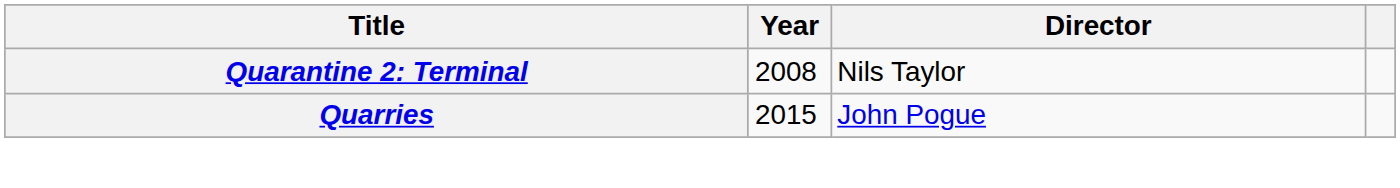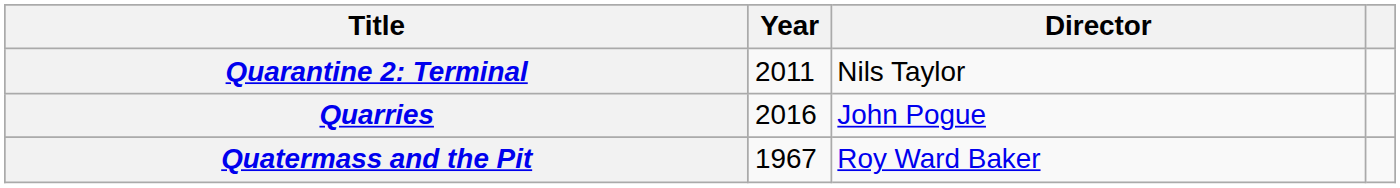(786, 70) 2008 -> (785, 70) 2011
(786, 114) 2015 -> (786, 114) 2016
+ row: (377, 159)
